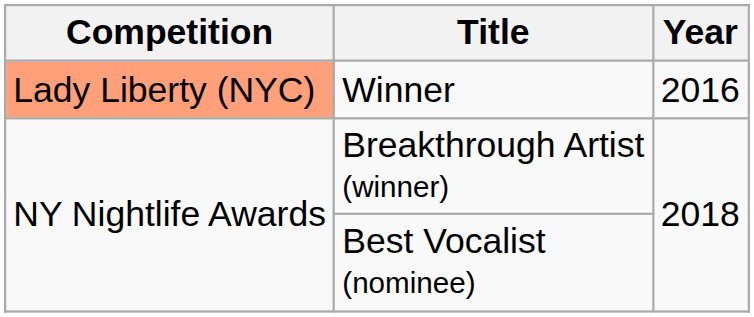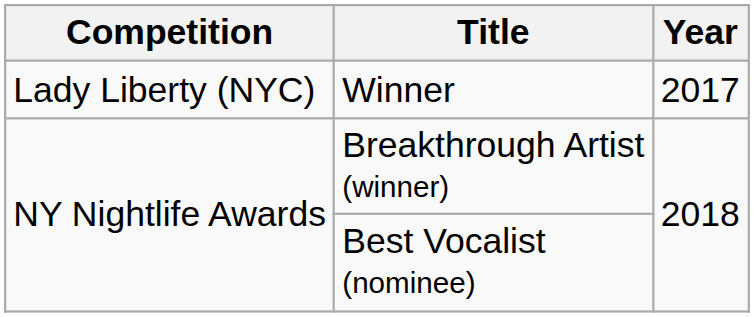(164, 88) lightsalmon background -> (164, 88) no background
(700, 88) 2016 -> (700, 88) 2017
